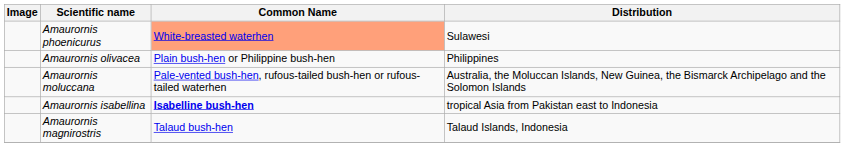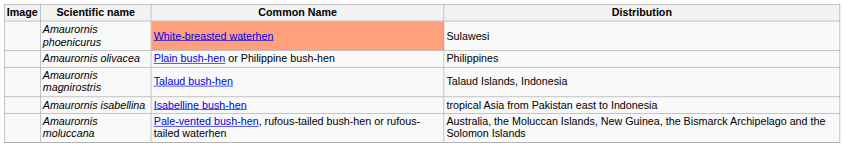rows swapped: (72, 128) <-> (70, 82)
(204, 105) bold -> (200, 105) normal
